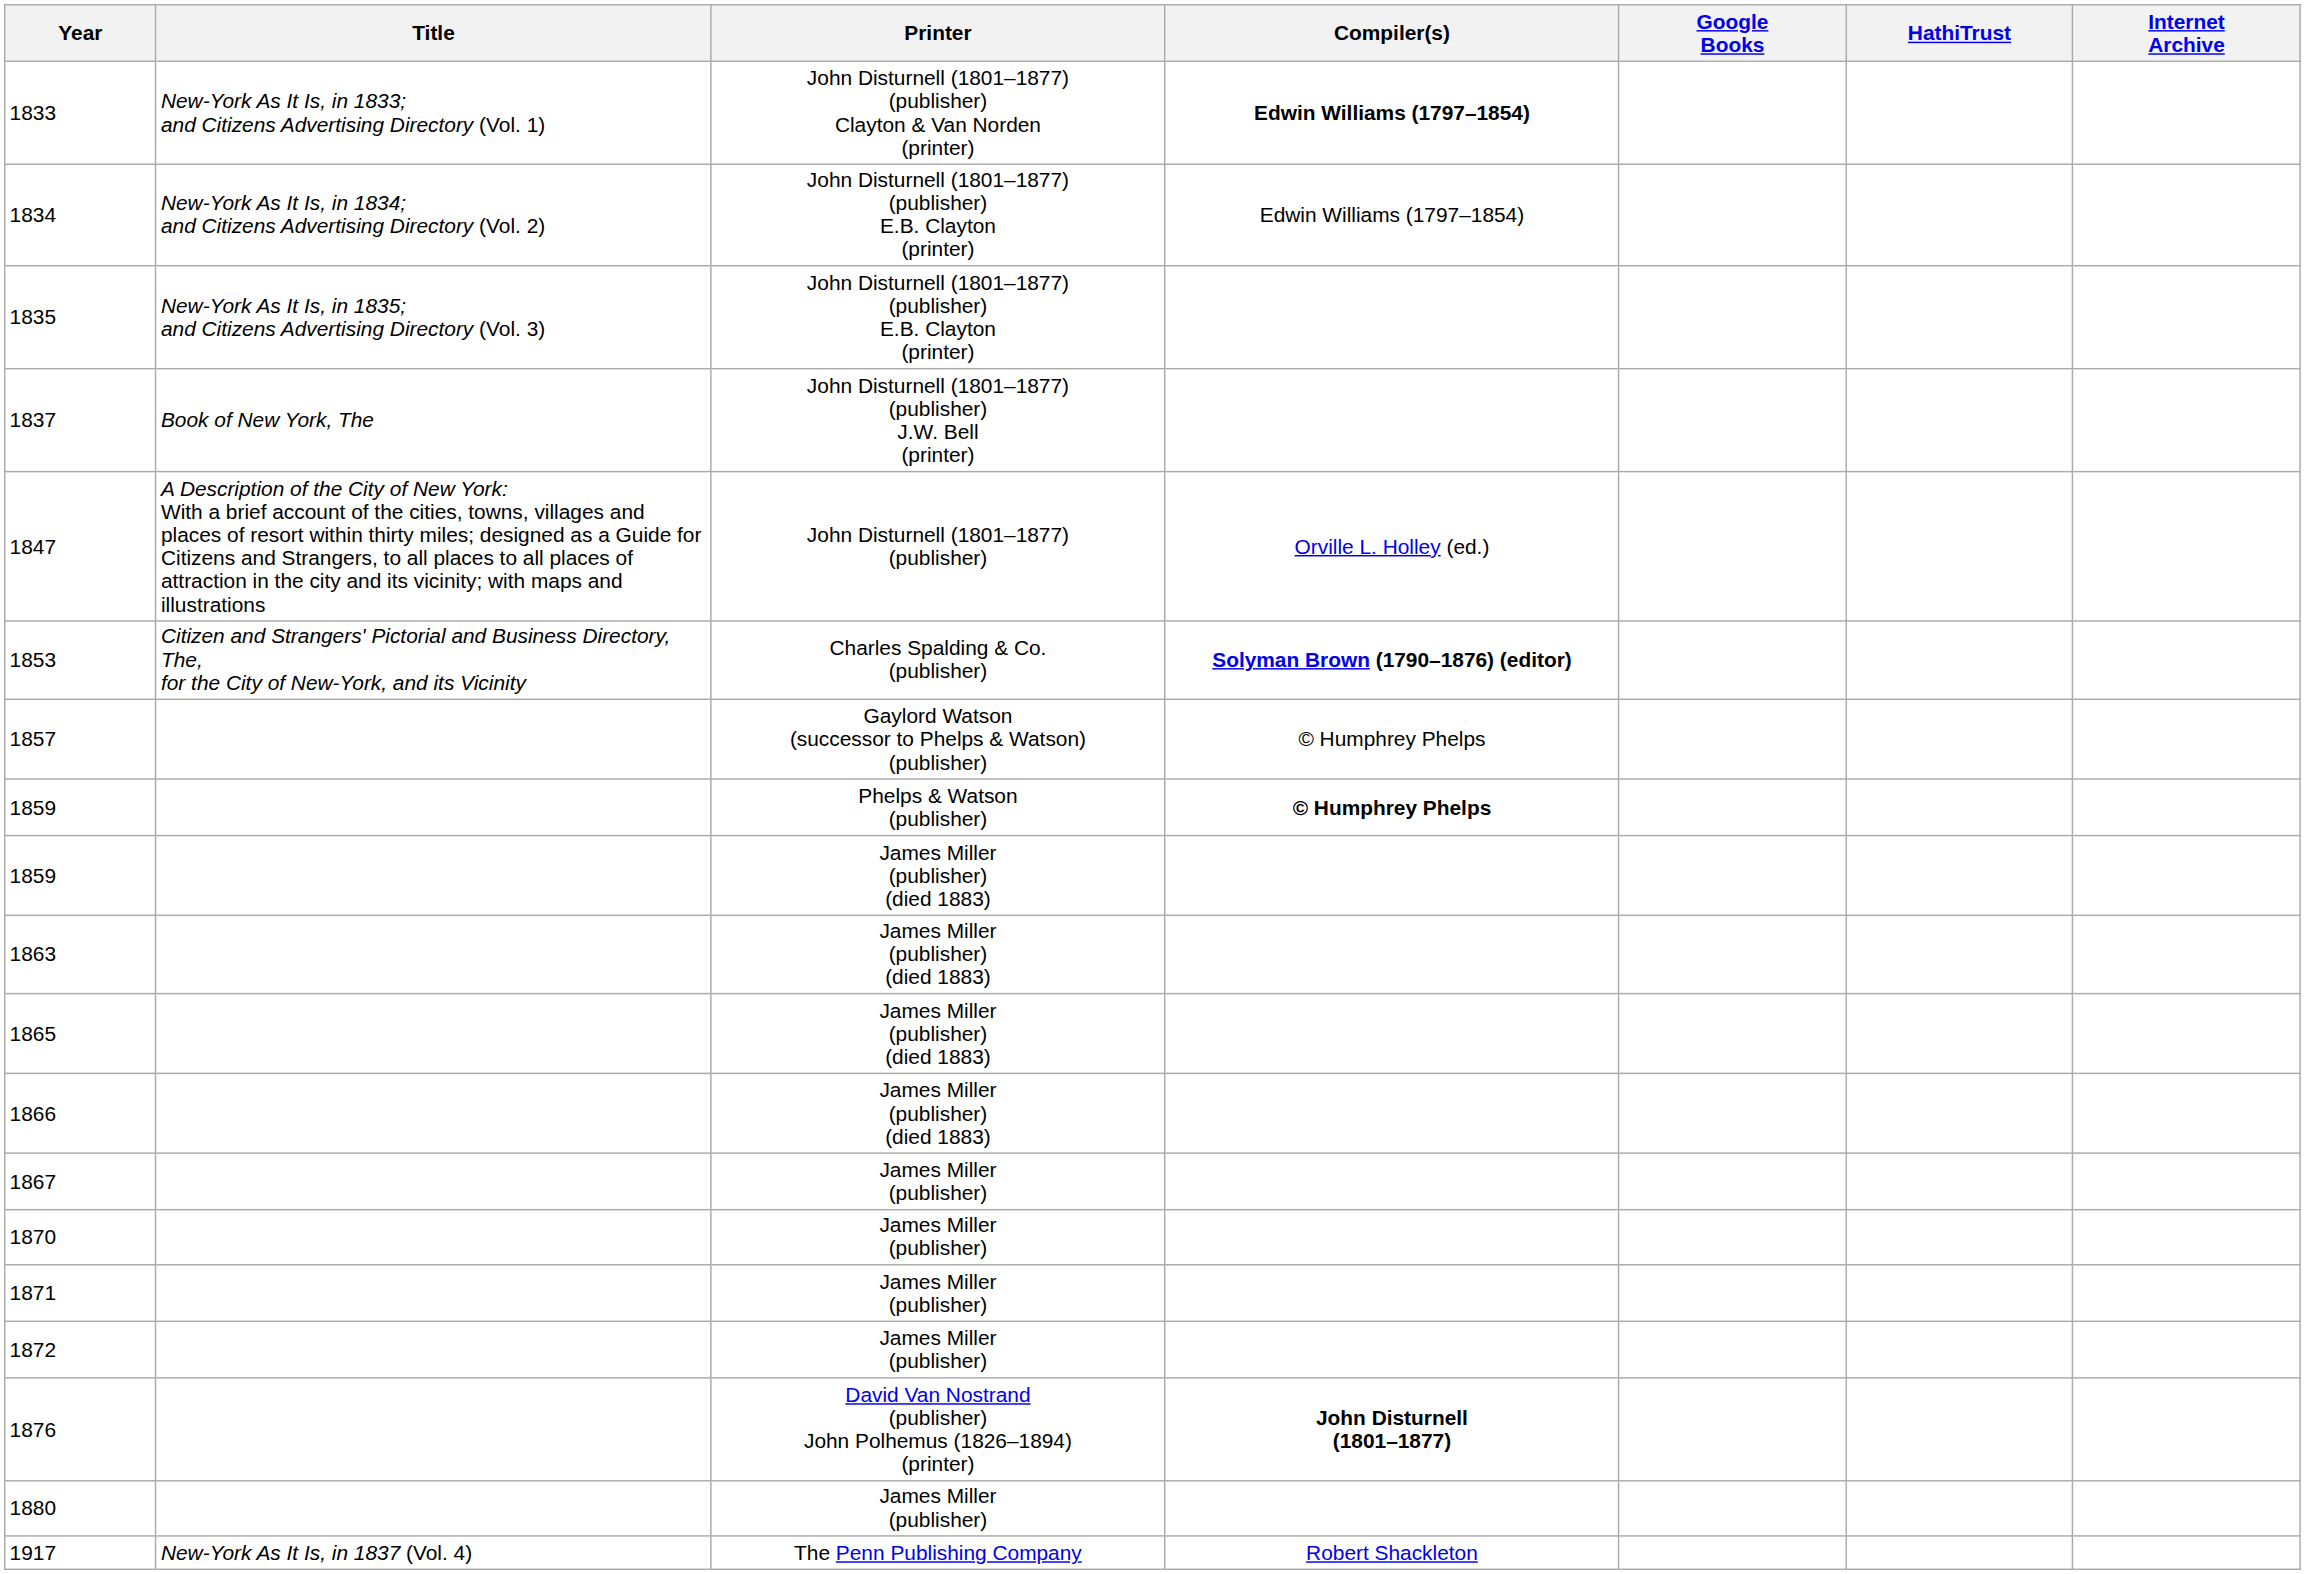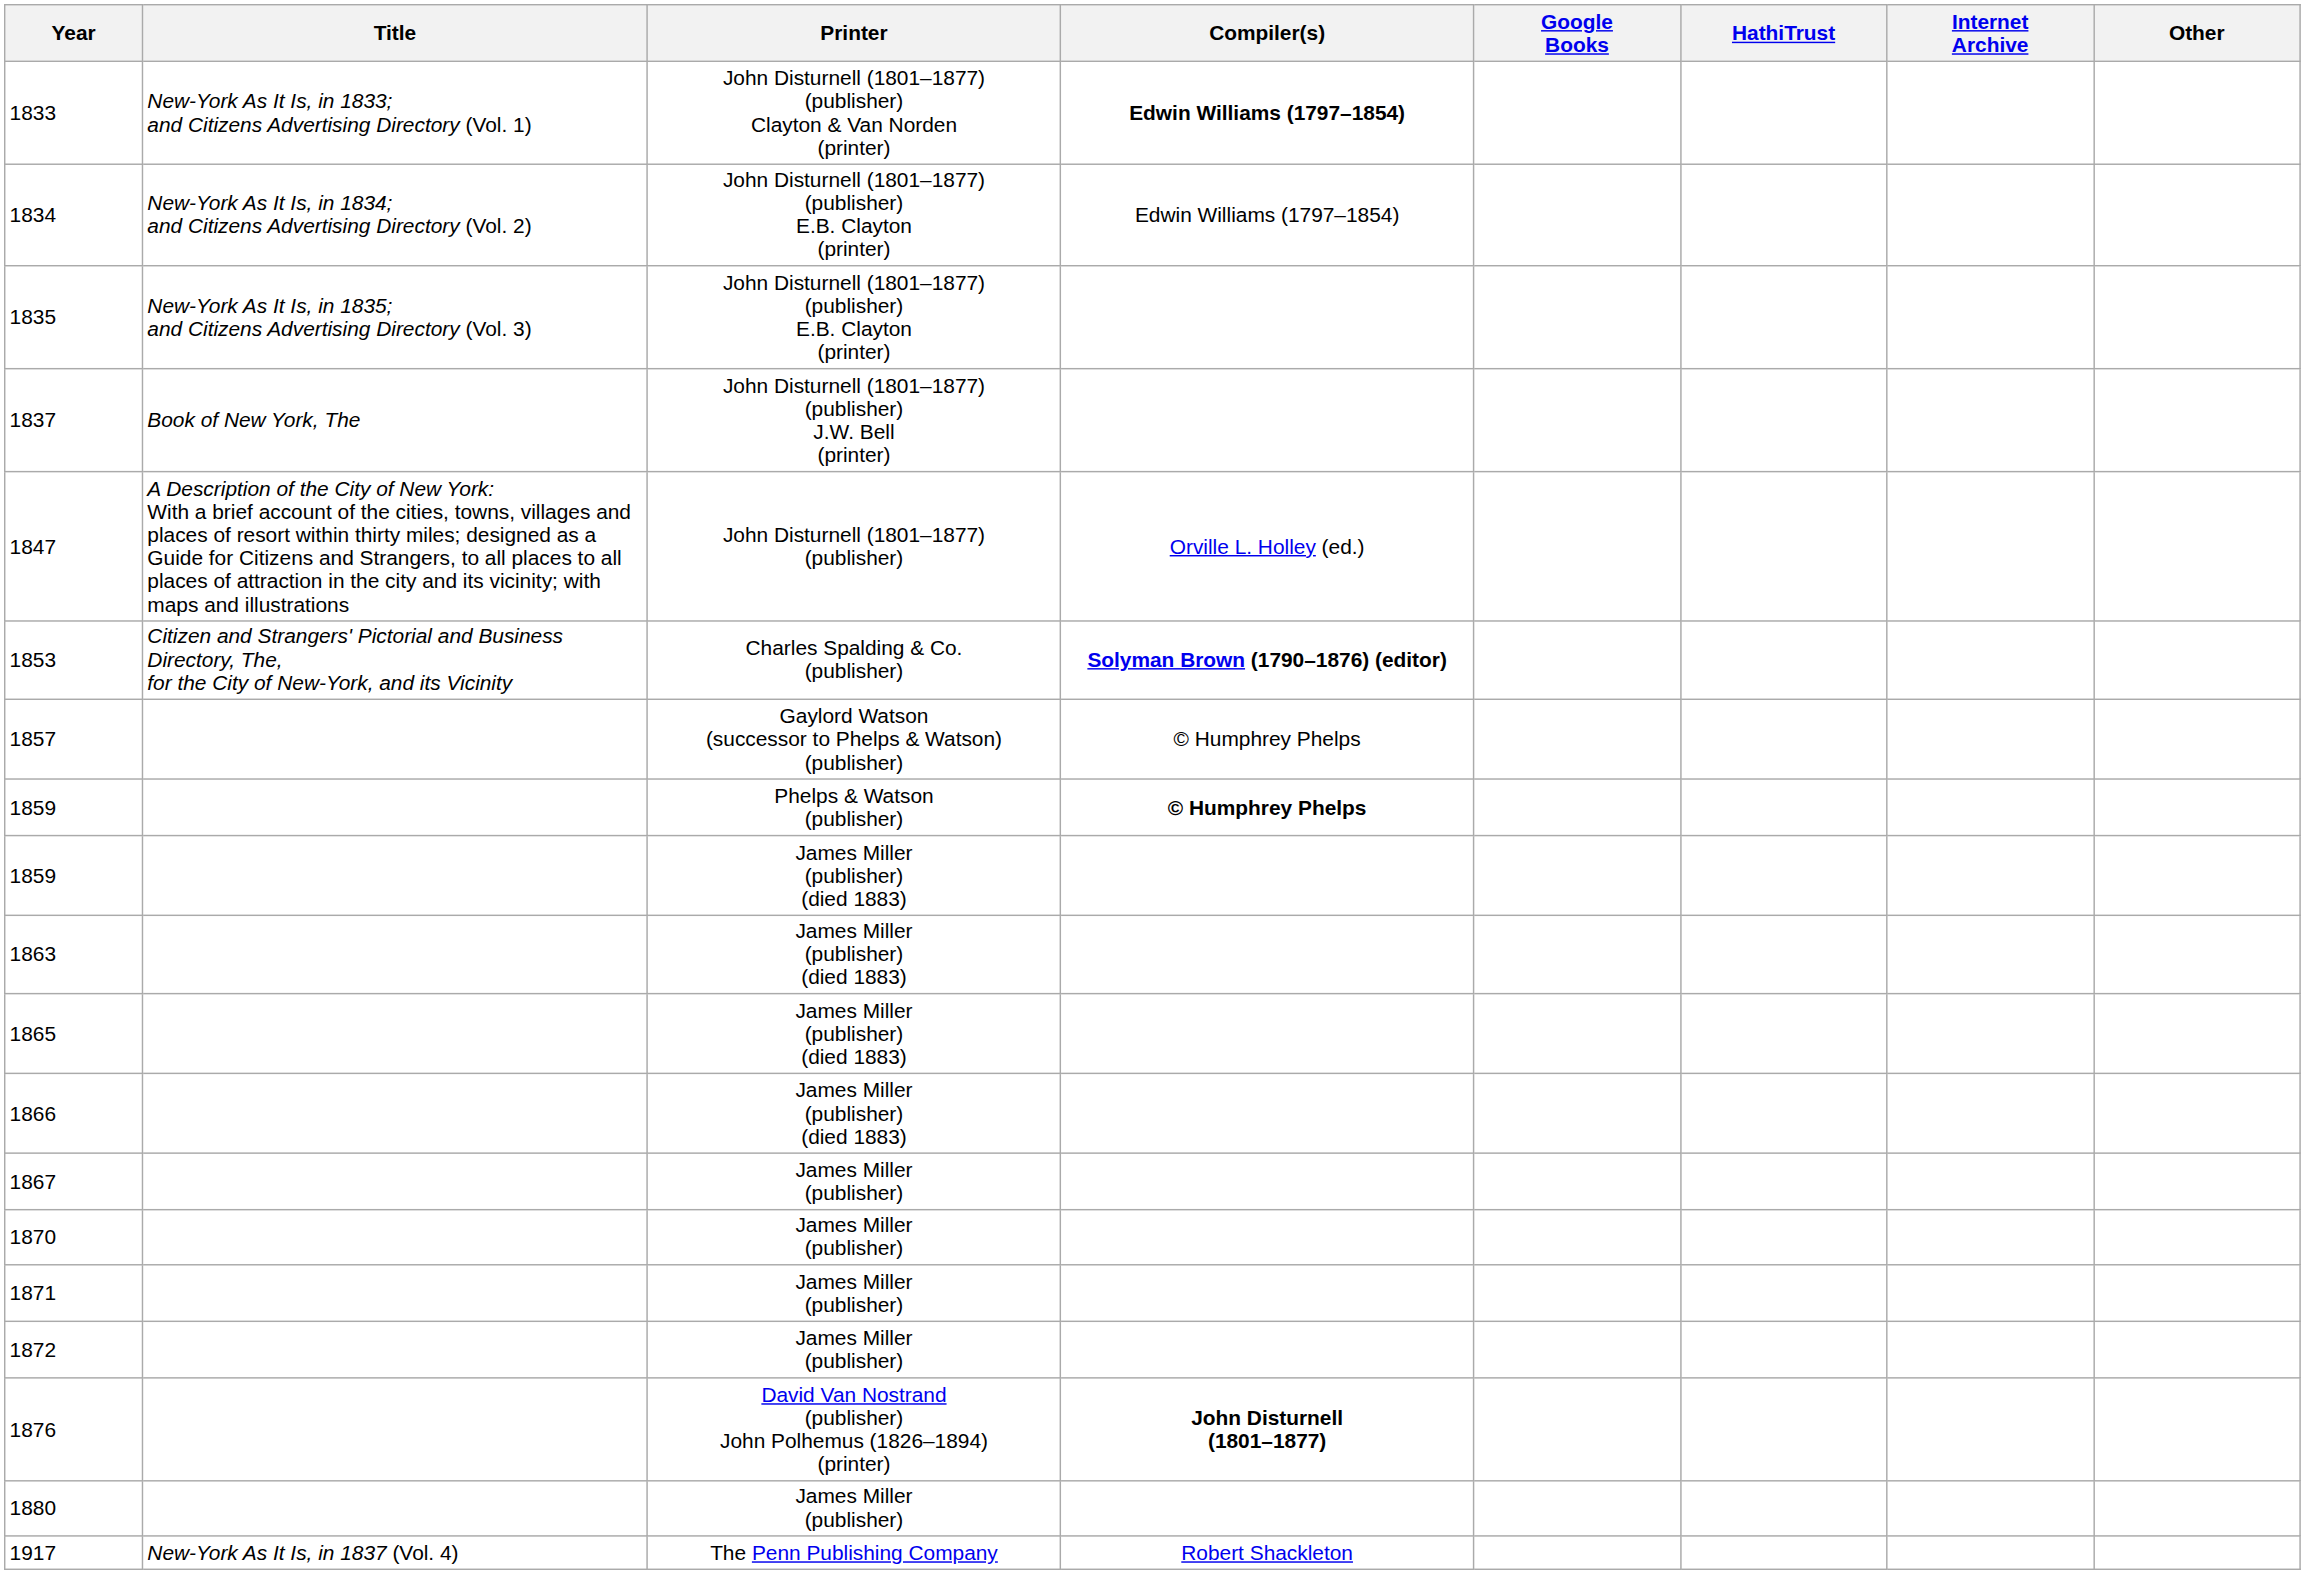+ column: (2197, 33)
